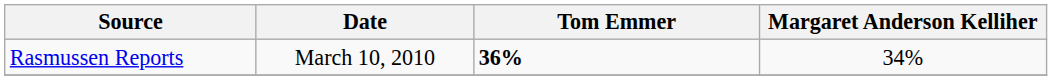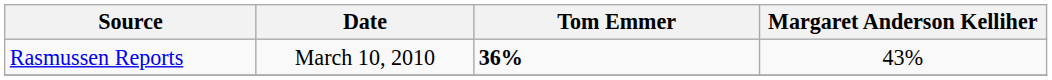(903, 57) 34% -> (903, 57) 43%
